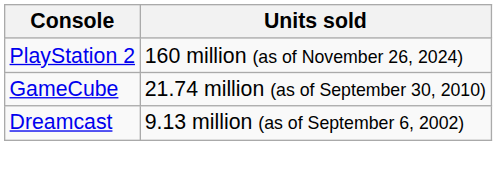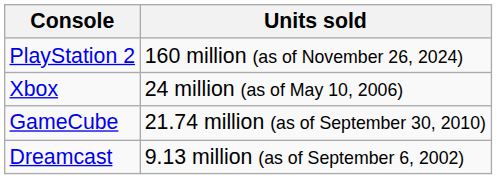+ row: (34, 88)
